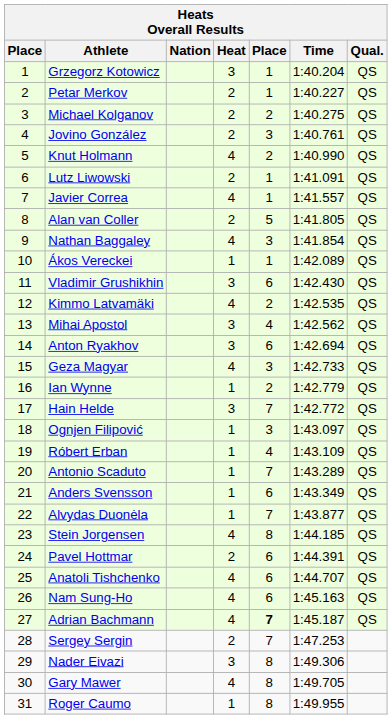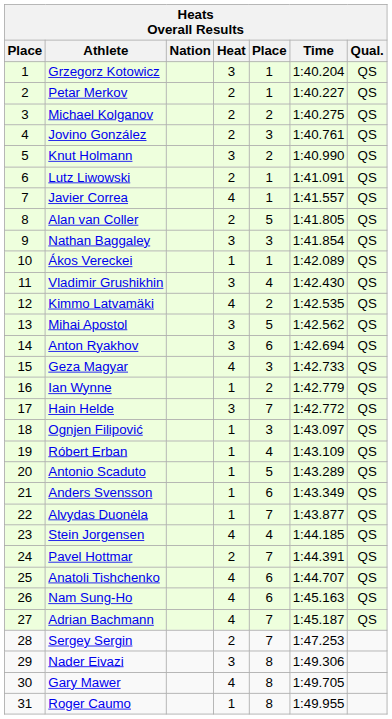(231, 156) 4 -> (231, 156) 3
(231, 240) 4 -> (231, 240) 3
(269, 282) 6 -> (269, 282) 4
(269, 324) 4 -> (269, 324) 5
(269, 472) 7 -> (269, 472) 5
(269, 535) 8 -> (269, 535) 4
(269, 556) 6 -> (269, 556) 7
(269, 619) bold -> (269, 619) normal
